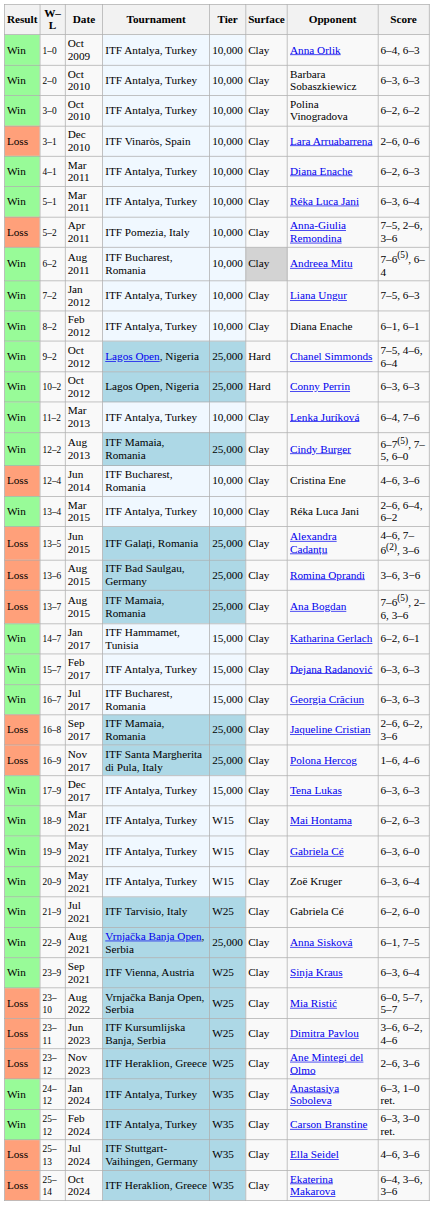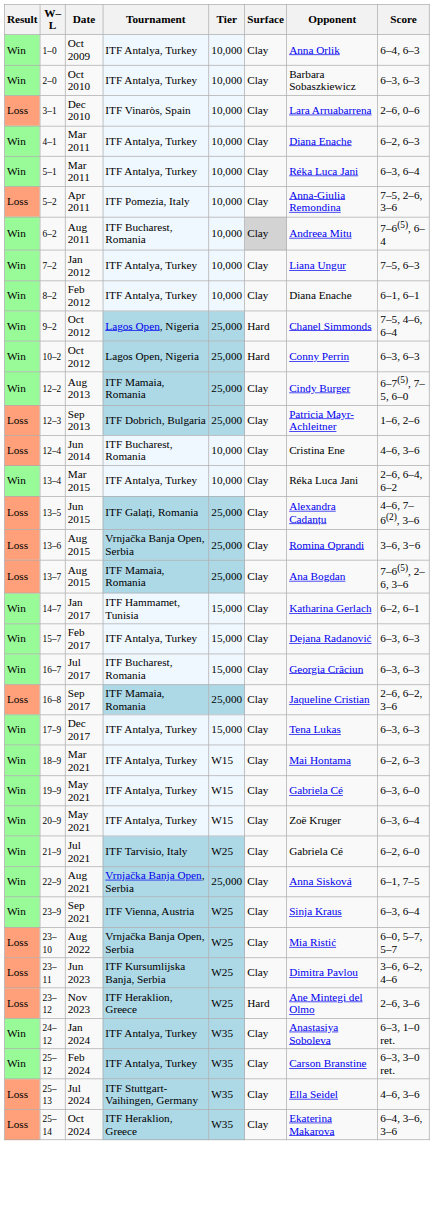- row: (50, 111)
- row: (52, 418)
+ row: (52, 421)
(145, 575) ITF Bad Saulgau, Germany -> (155, 544) Vrnjačka Banja Open, Serbia
- row: (52, 761)
(259, 1064) Clay -> (258, 1003) Hard
